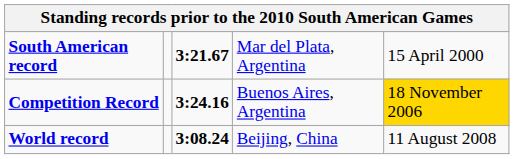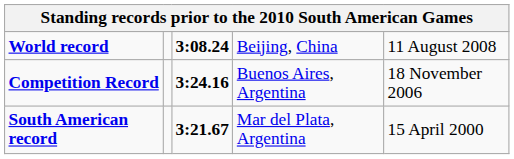rows swapped: (59, 139) <-> (68, 55)
(435, 102) gold background -> (435, 82) no background
